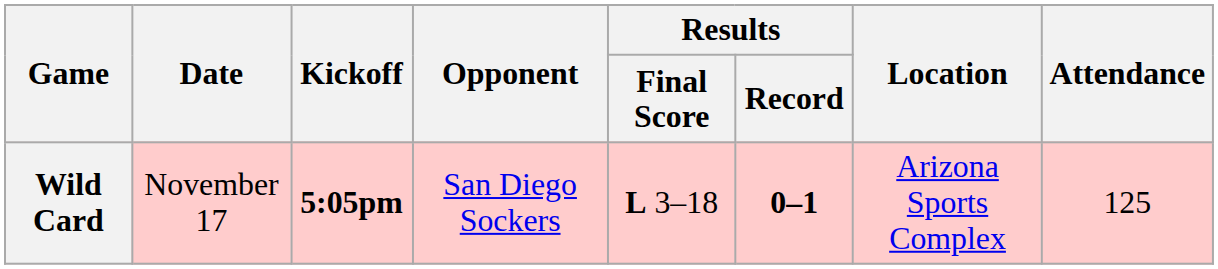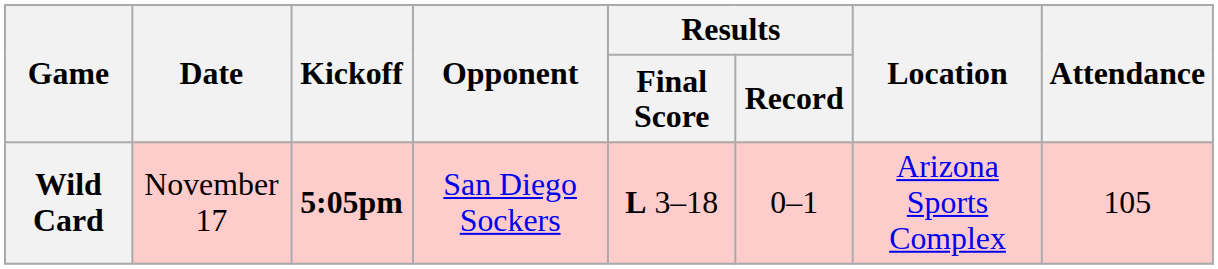(794, 202) bold -> (794, 202) normal
(1127, 202) 125 -> (1127, 202) 105
